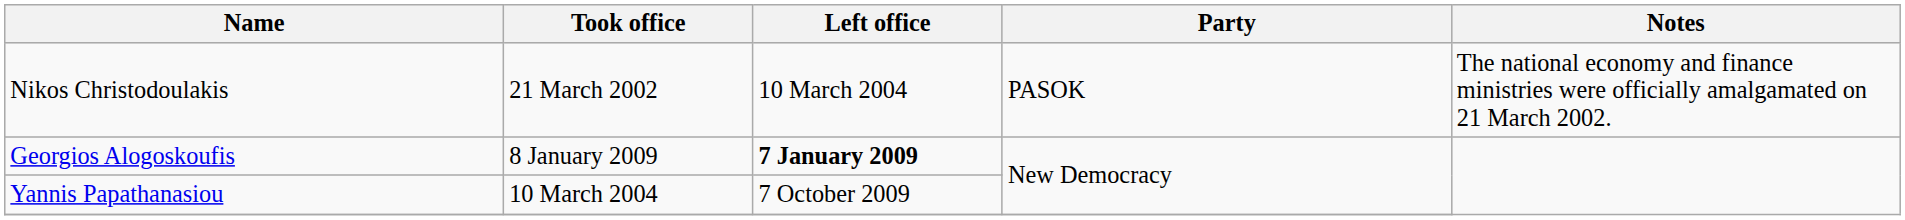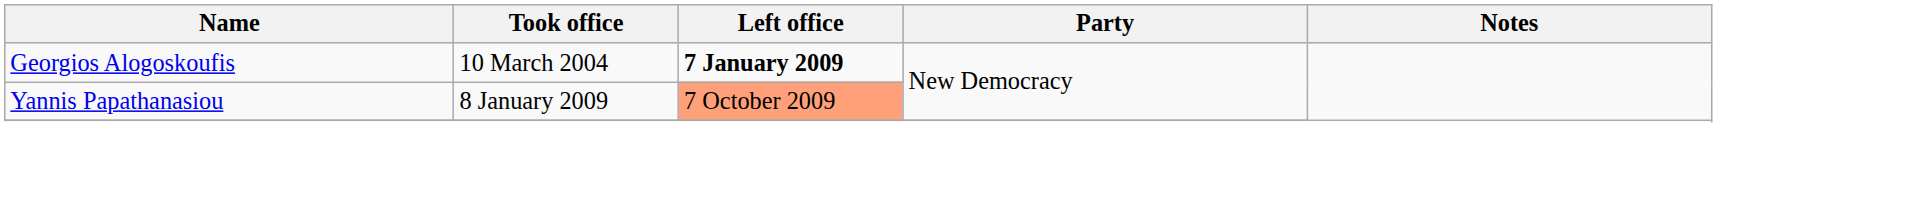- row: (119, 89)
(583, 155) 8 January 2009 -> (534, 62) 10 March 2004
(583, 194) 10 March 2004 -> (534, 100) 8 January 2009
(834, 194) no background -> (760, 100) lightsalmon background
